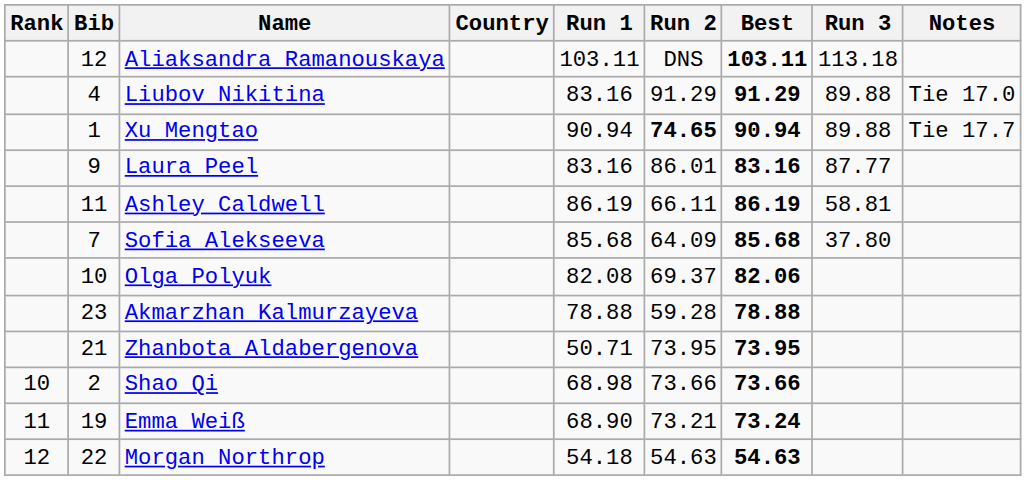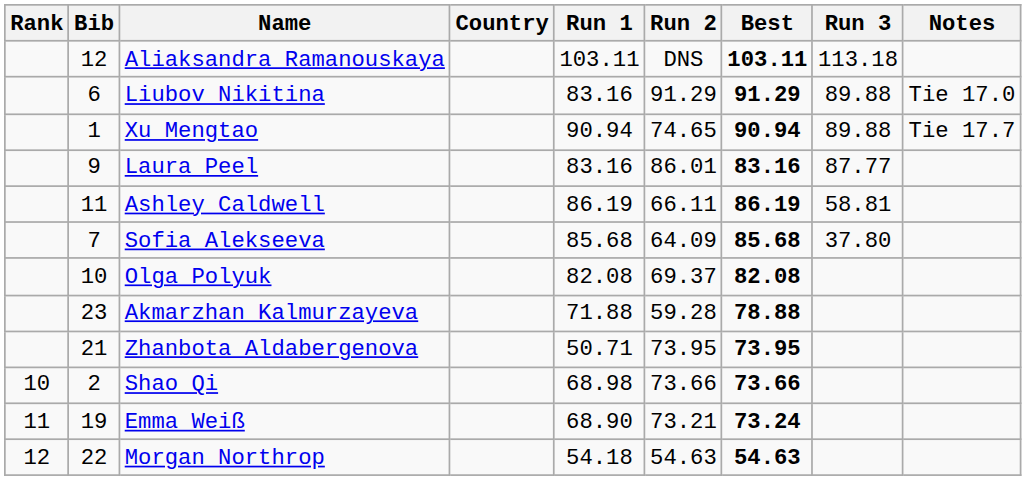(94, 95) 4 -> (94, 95) 6
(683, 132) bold -> (683, 132) normal
(767, 277) 82.06 -> (767, 277) 82.08
(599, 313) 78.88 -> (599, 313) 71.88
